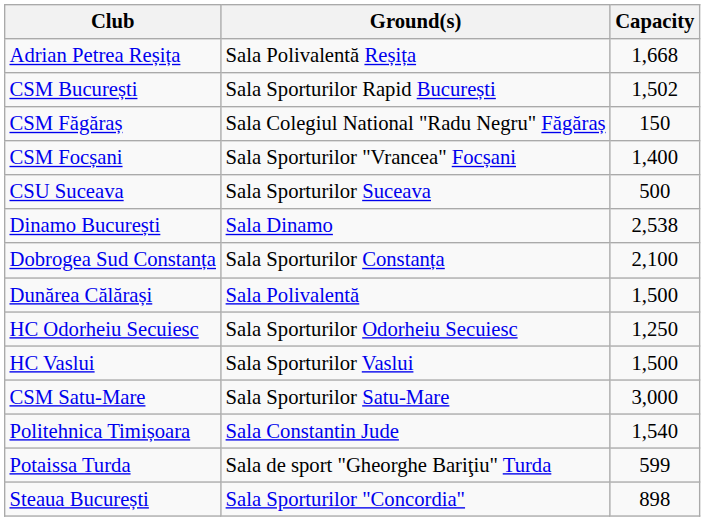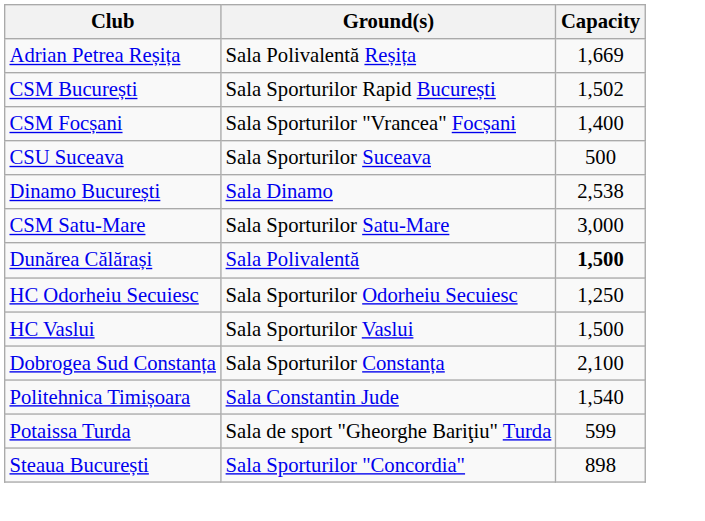(655, 55) 1,668 -> (601, 55) 1,669
- row: (66, 123)
rows swapped: (113, 260) <-> (77, 396)
(655, 294) normal -> (601, 260) bold
